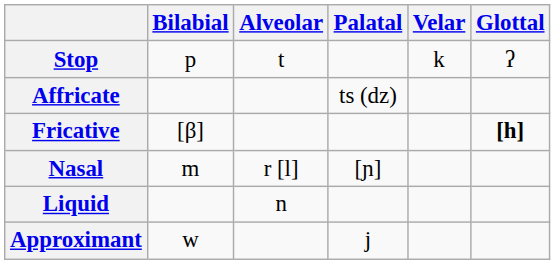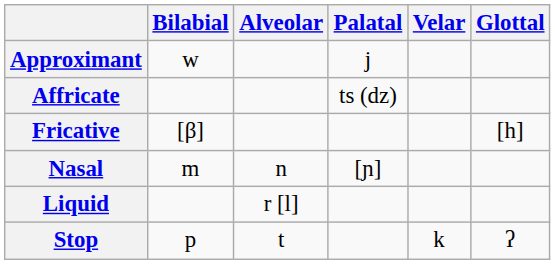rows swapped: (76, 58) <-> (76, 240)
(510, 131) bold -> (510, 131) normal
(281, 167) r [l] -> (281, 167) n
(281, 204) n -> (281, 204) r [l]
